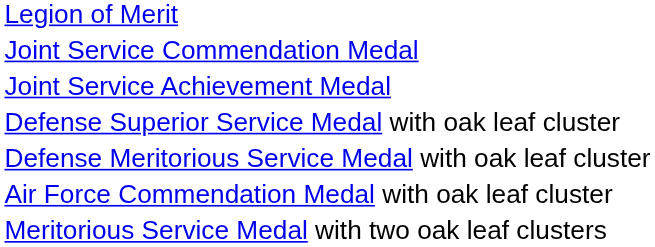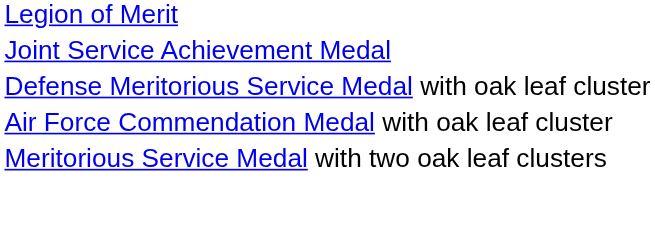- row: (212, 50)
- row: (312, 122)
